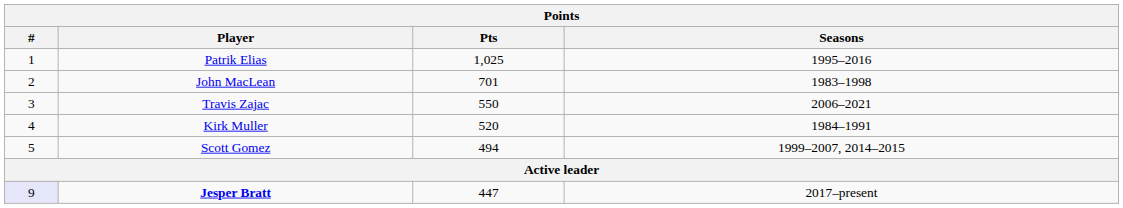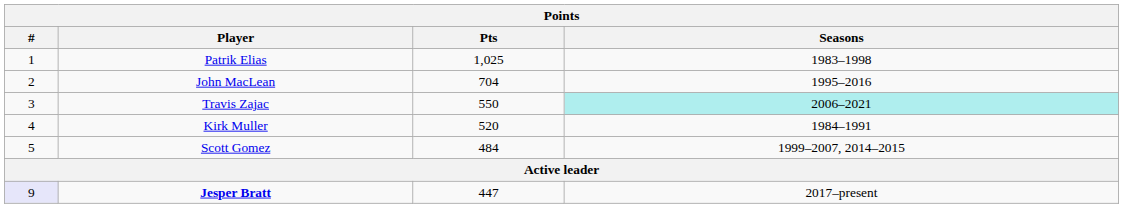(841, 59) 1995–2016 -> (841, 59) 1983–1998
(489, 81) 701 -> (489, 81) 704
(841, 81) 1983–1998 -> (841, 81) 1995–2016
(841, 103) no background -> (841, 103) paleturquoise background
(489, 148) 494 -> (489, 148) 484
